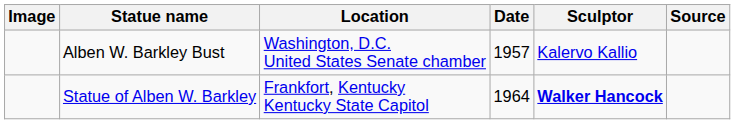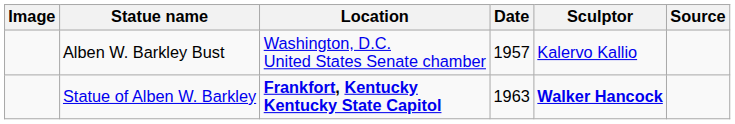(346, 96) normal -> (353, 96) bold
(512, 96) 1964 -> (512, 96) 1963
